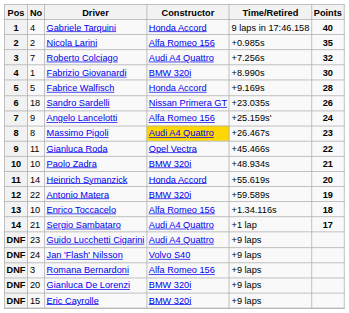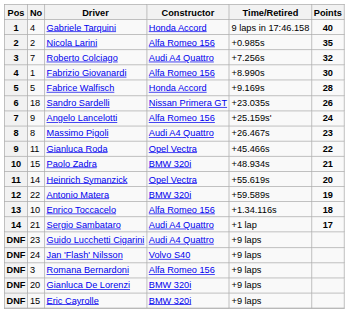(170, 73) BMW 320i -> (182, 73) Alfa Romeo 156
(181, 133) gold background -> (181, 133) no background
(35, 164) 10 -> (35, 164) 15
(178, 179) Honda Accord -> (173, 179) Opel Vectra
